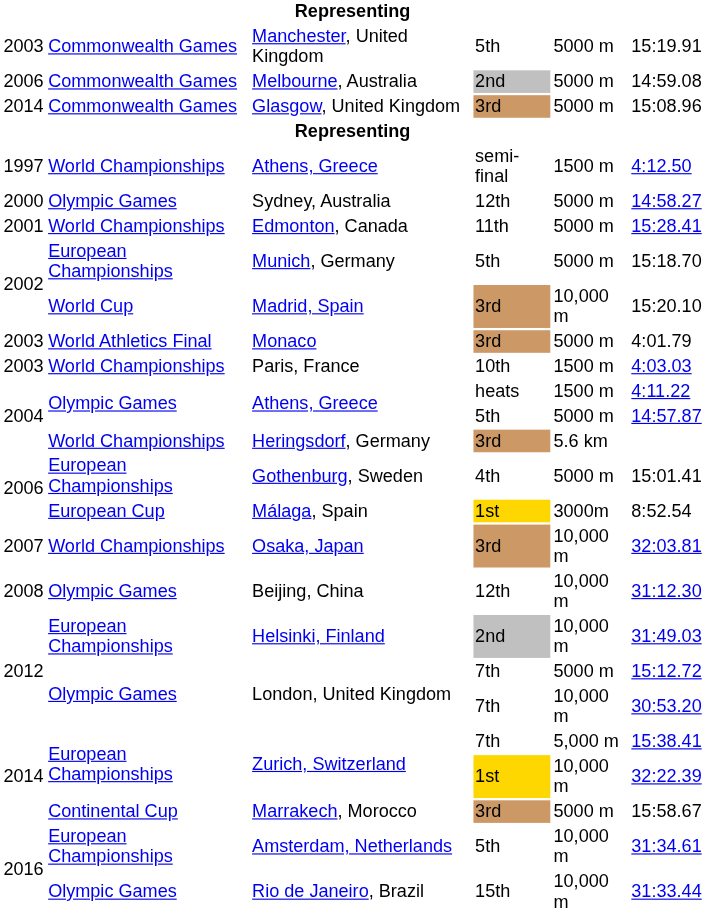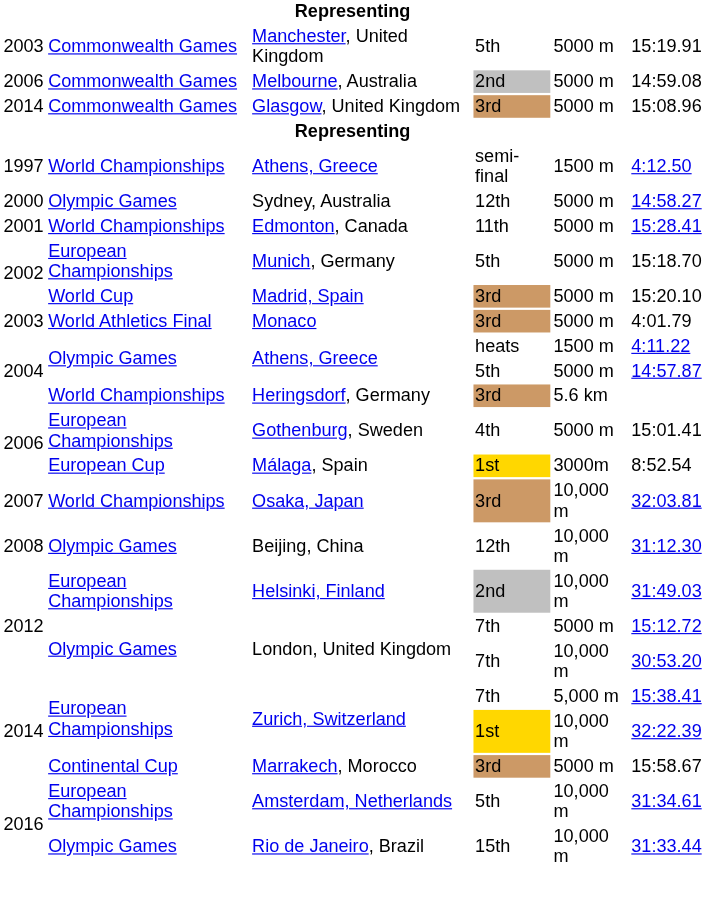(581, 306) 10,000 m -> (584, 296) 5000 m
- row: (306, 366)
